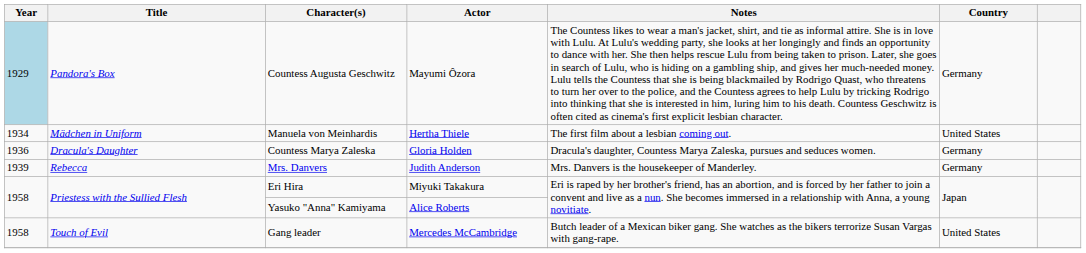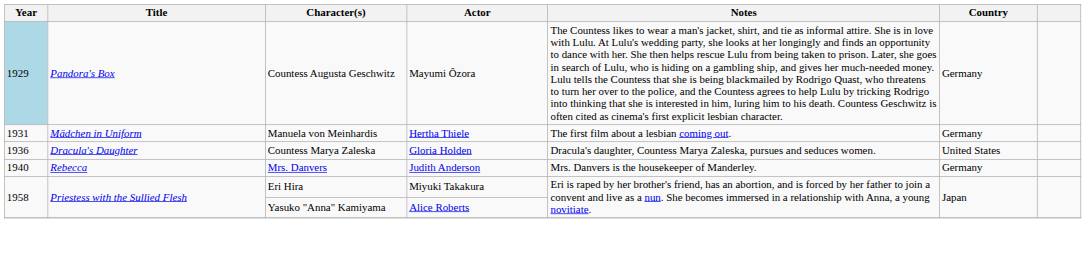(18, 133) 1934 -> (18, 133) 1931
(971, 133) United States -> (962, 133) Germany
(962, 150) Germany -> (971, 150) United States
(18, 167) 1939 -> (18, 167) 1940
- row: (294, 232)
